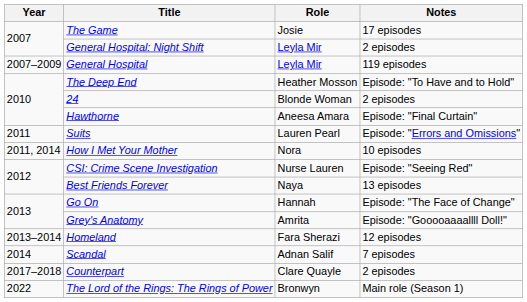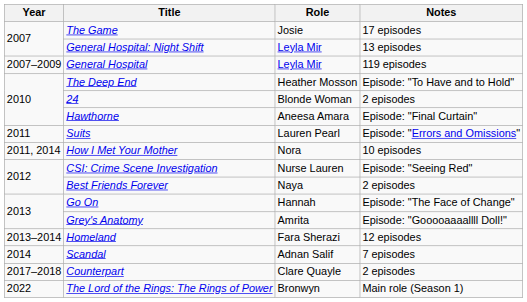(389, 47) 2 episodes -> (392, 47) 13 episodes
(392, 185) 13 episodes -> (389, 185) 2 episodes
